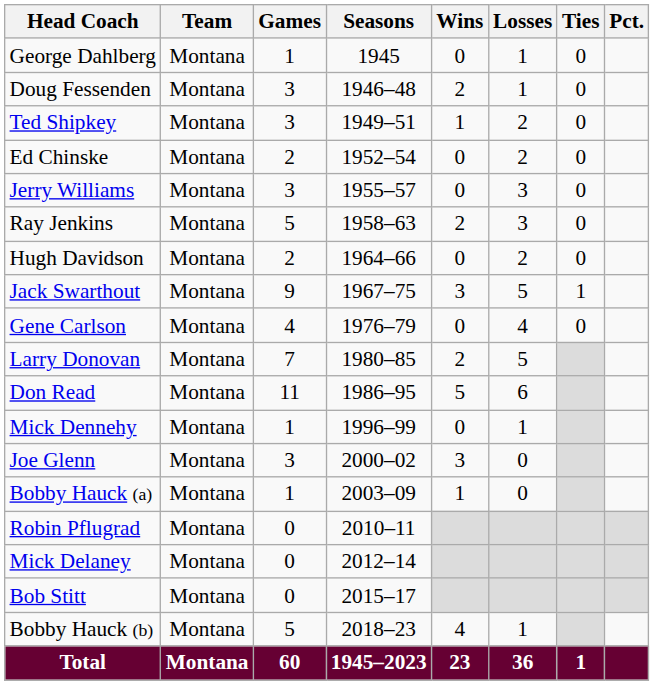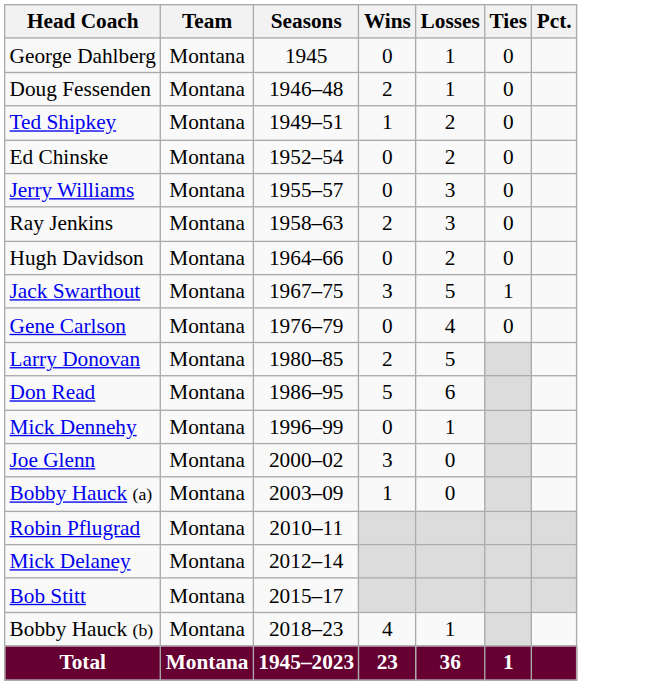- column: (290, 21)
